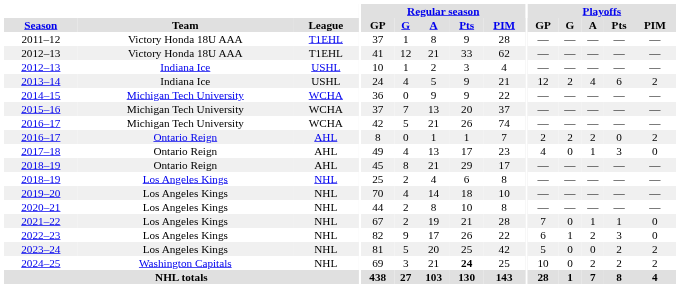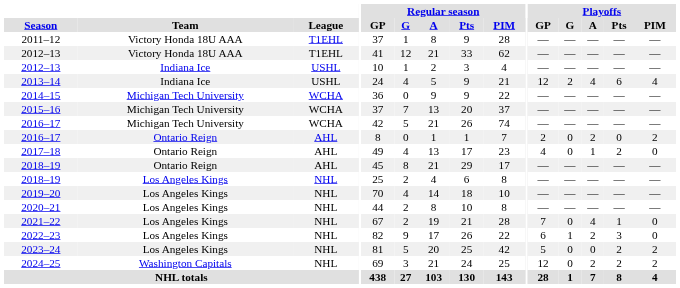(655, 81) 2 -> (655, 81) 4
(570, 137) 2 -> (570, 137) 0
(619, 151) 3 -> (619, 151) 2
(593, 221) 1 -> (593, 221) 4
(467, 263) bold -> (467, 263) normal
(543, 263) 10 -> (543, 263) 12
